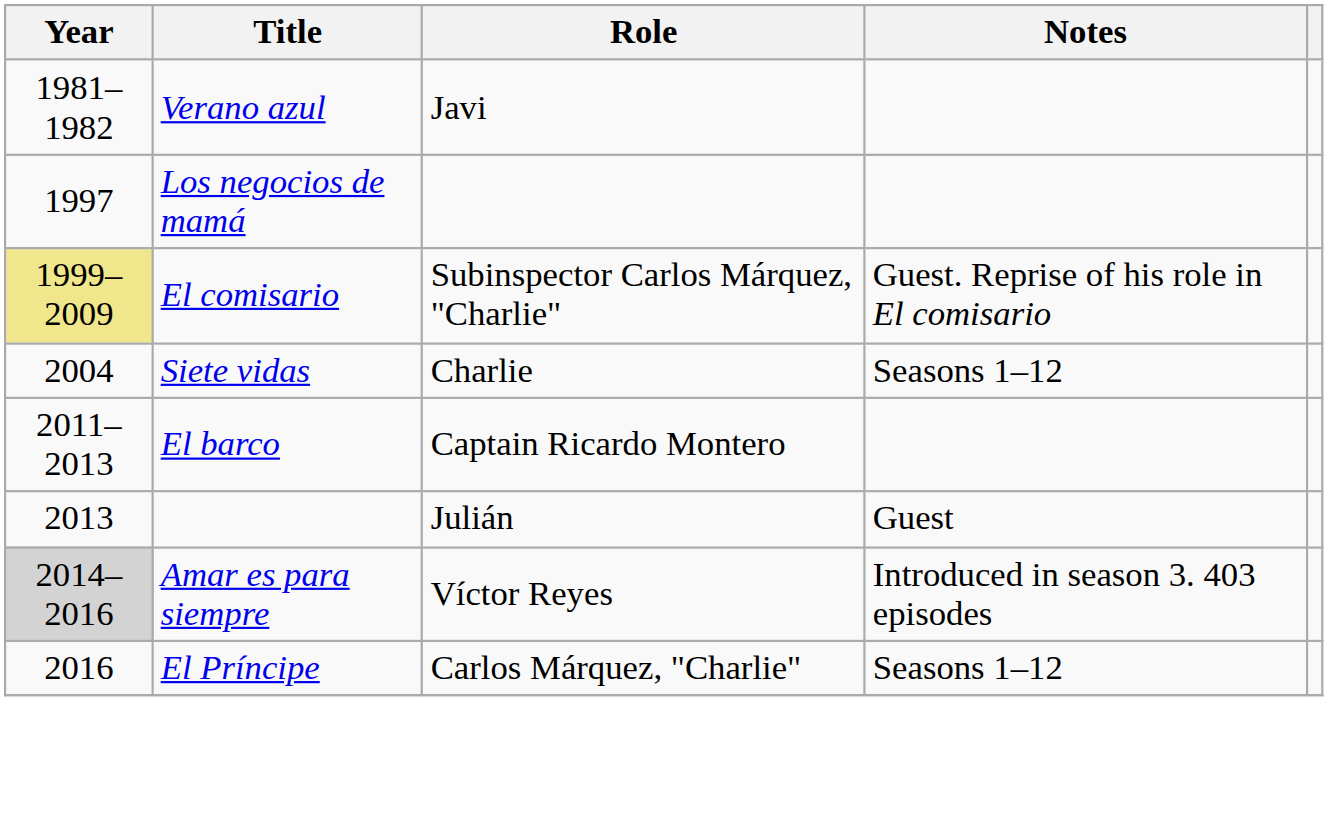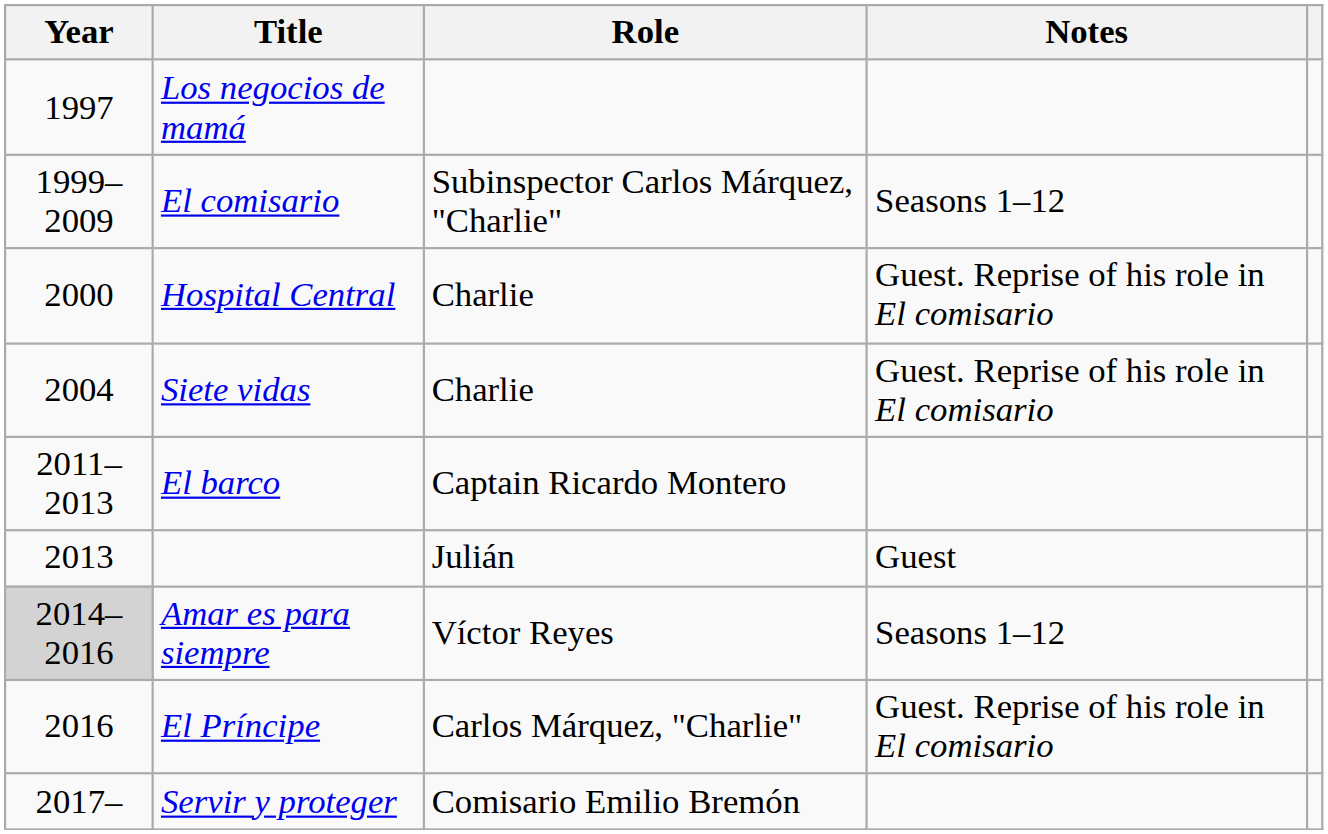- row: (243, 106)
(79, 294) khaki background -> (79, 200) no background
(1068, 294) Guest. Reprise of his role in El comisario -> (970, 200) Seasons 1–12
+ row: (278, 294)
(968, 369) Seasons 1–12 -> (1070, 388) Guest. Reprise of his role in El comisario
(1064, 593) Introduced in season 3. 403 episodes -> (970, 632) Seasons 1–12
(968, 667) Seasons 1–12 -> (1070, 726) Guest. Reprise of his role in El comisario
+ row: (279, 801)
